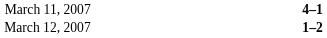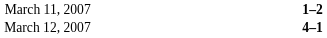(313, 9) 4–1 -> (313, 9) 1–2
(313, 27) 1–2 -> (313, 27) 4–1
